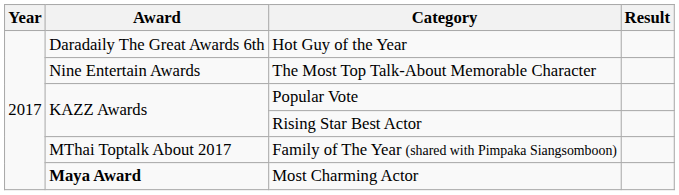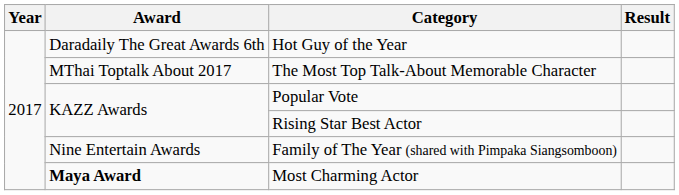(125, 70) Nine Entertain Awards -> (140, 70) MThai Toptalk About 2017
(140, 149) MThai Toptalk About 2017 -> (125, 149) Nine Entertain Awards
